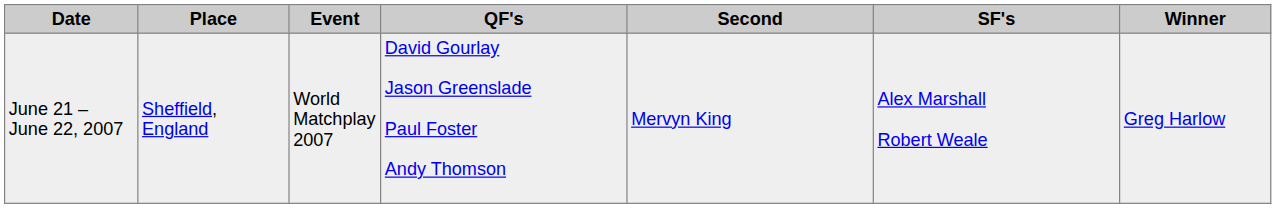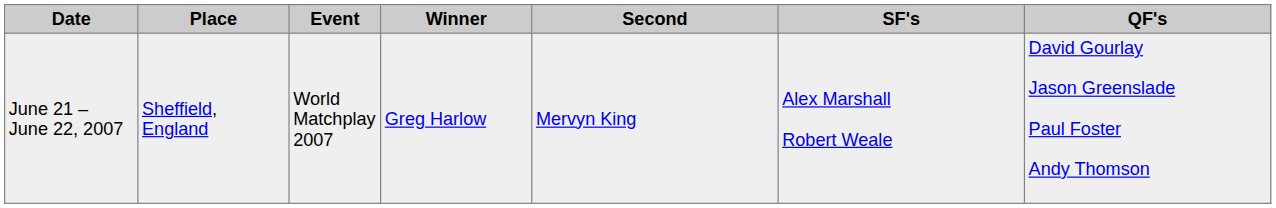columns swapped: (1195, 19) <-> (504, 19)
